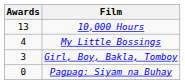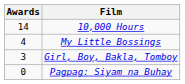(23, 27) 13 -> (23, 27) 14
